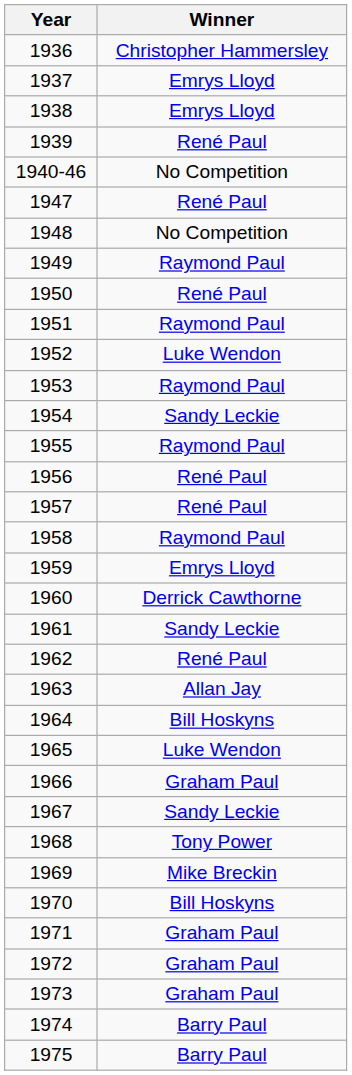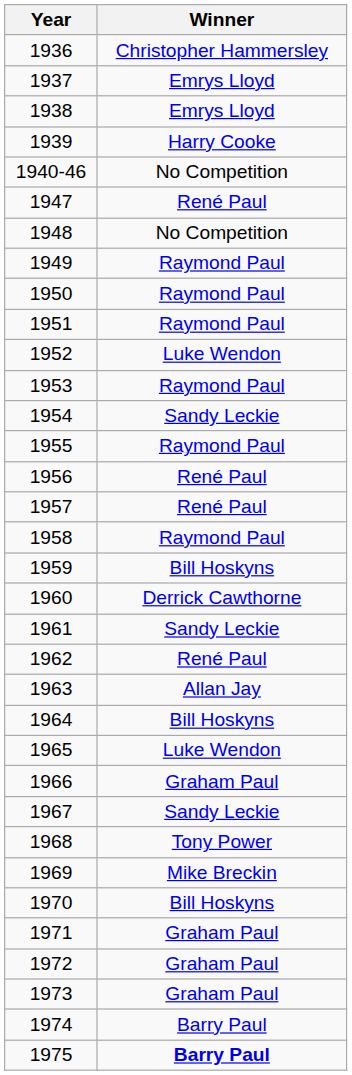(222, 141) René Paul -> (222, 141) Harry Cooke
(222, 293) René Paul -> (222, 293) Raymond Paul
(222, 567) Emrys Lloyd -> (222, 567) Bill Hoskyns
(222, 1055) normal -> (222, 1055) bold
